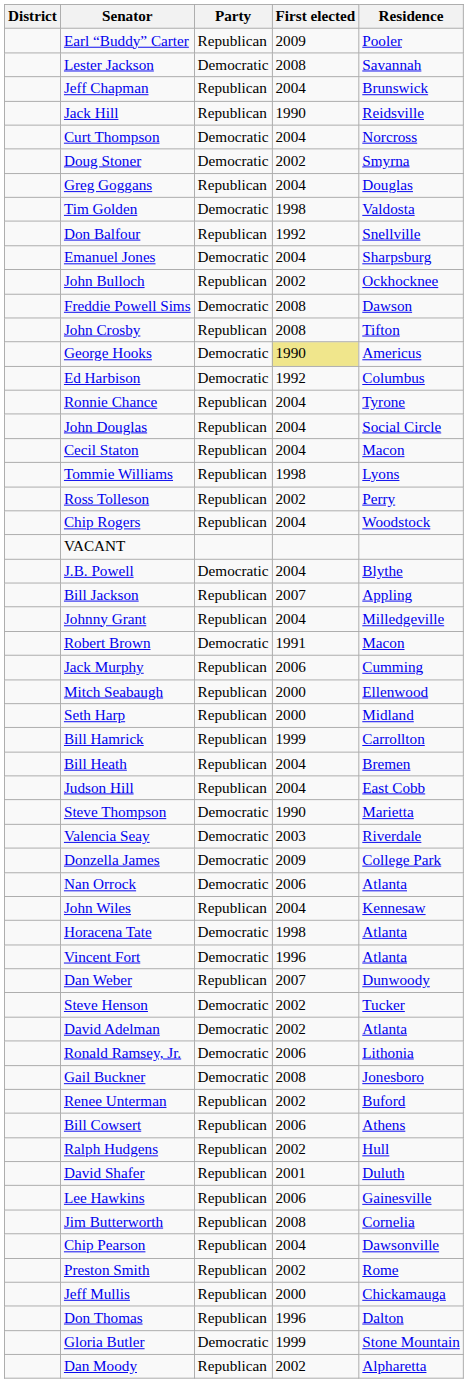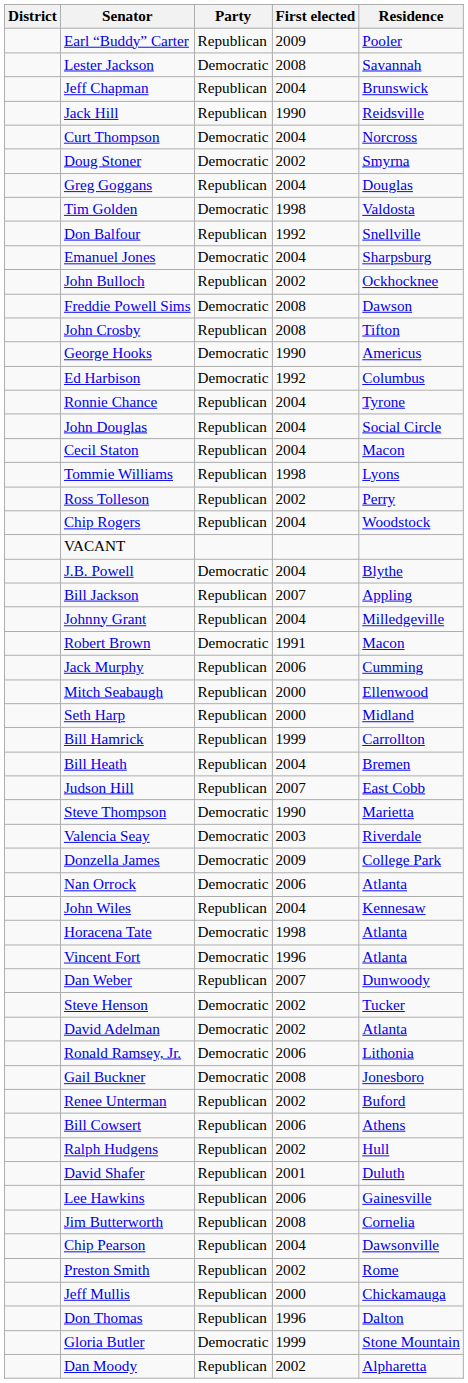(291, 354) khaki background -> (291, 354) no background
(291, 787) 2004 -> (291, 787) 2007
